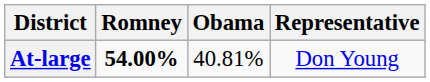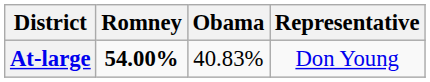(228, 58) 40.81% -> (228, 58) 40.83%
